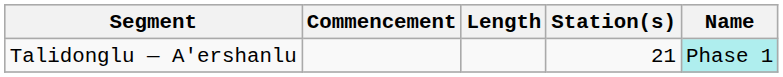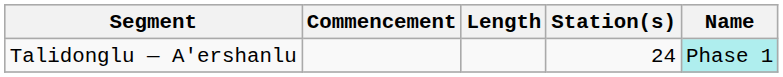(664, 56) 21 -> (664, 56) 24
